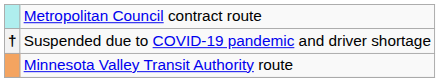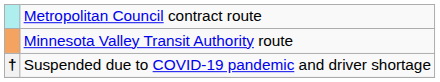rows swapped: (158, 65) <-> (227, 41)
